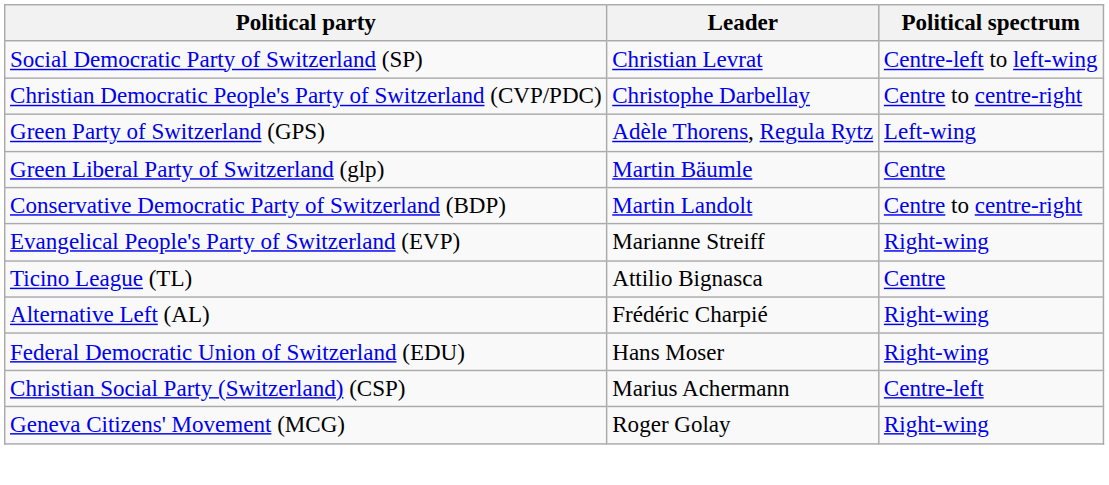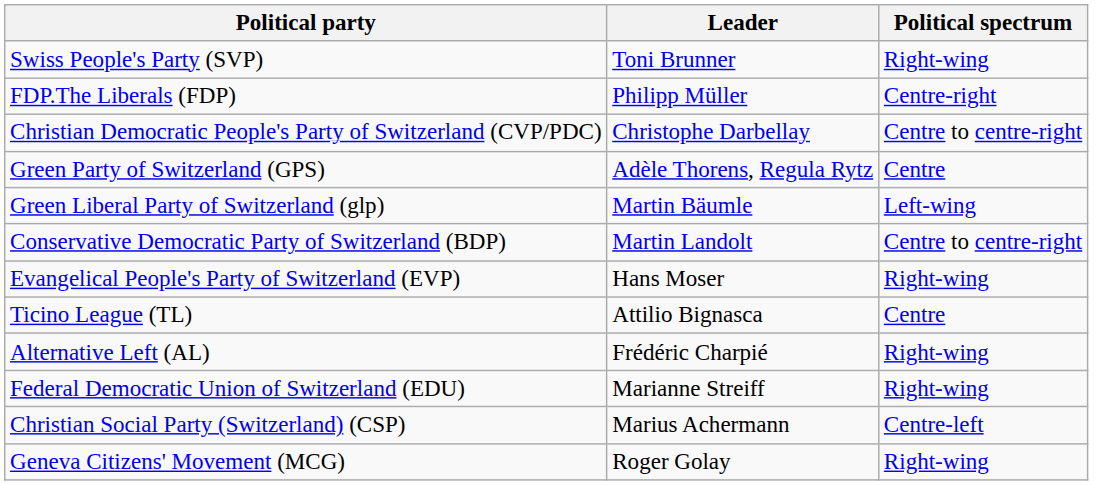+ row: (137, 59)
- row: (216, 59)
+ row: (123, 95)
(930, 132) Left-wing -> (915, 168) Centre
(915, 168) Centre -> (930, 205) Left-wing
(688, 242) Marianne Streiff -> (668, 278) Hans Moser
(668, 351) Hans Moser -> (688, 388) Marianne Streiff
